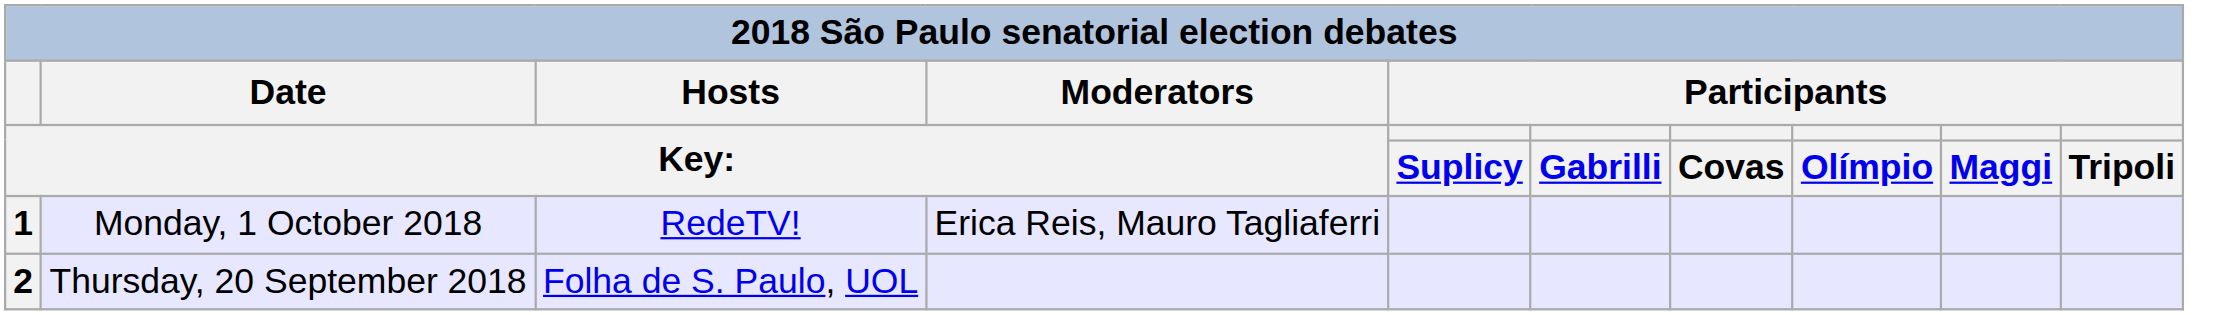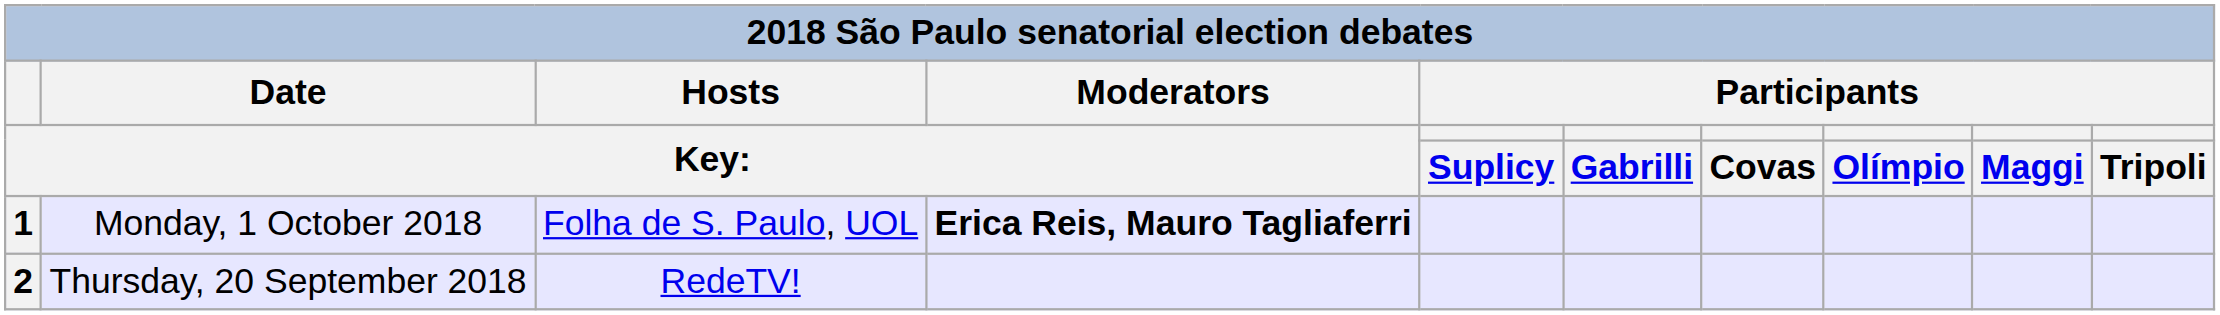(731, 224) RedeTV! -> (731, 224) Folha de S. Paulo, UOL
(1157, 224) normal -> (1173, 224) bold
(731, 280) Folha de S. Paulo, UOL -> (731, 280) RedeTV!
